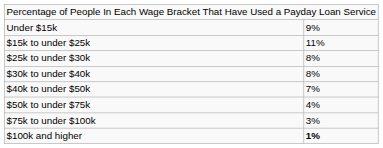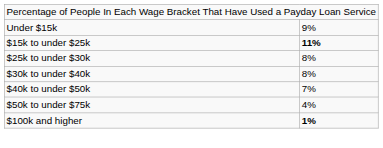(315, 43) normal -> (311, 43) bold
- row: (51, 120)
